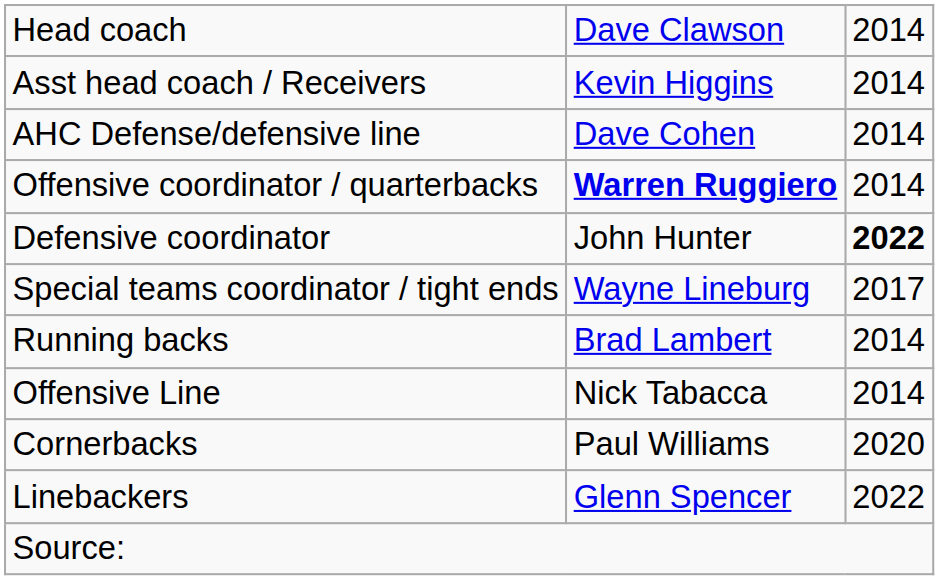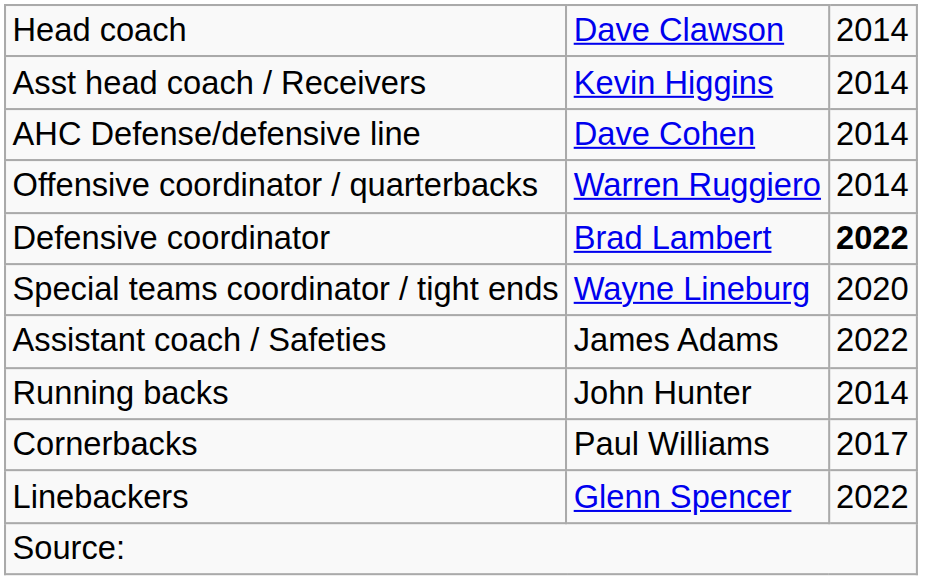(705, 185) bold -> (697, 185) normal
(663, 237) John Hunter -> (673, 237) Brad Lambert
(889, 289) 2017 -> (872, 289) 2020
+ row: (199, 340)
(673, 340) Brad Lambert -> (663, 392) John Hunter
- row: (117, 392)
(889, 444) 2020 -> (872, 444) 2017
